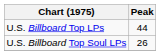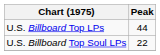(142, 43) 26 -> (142, 43) 22
